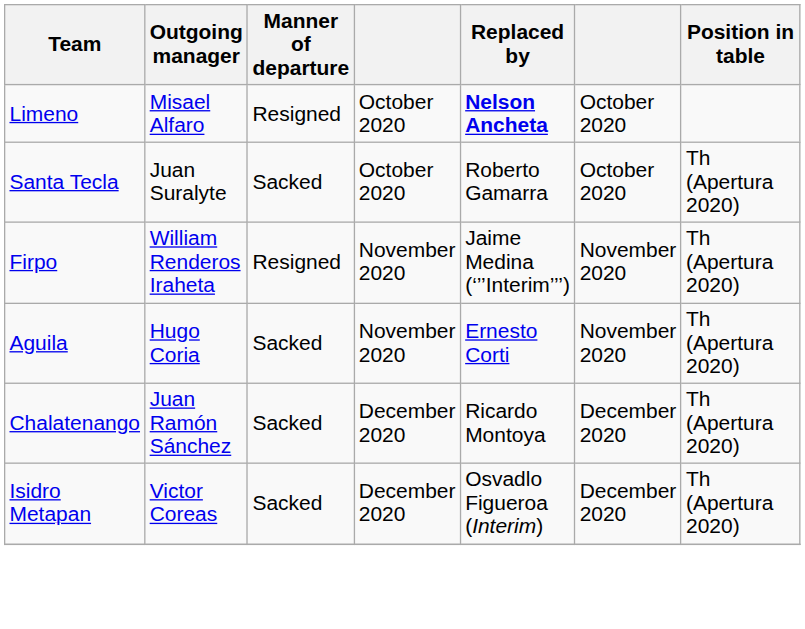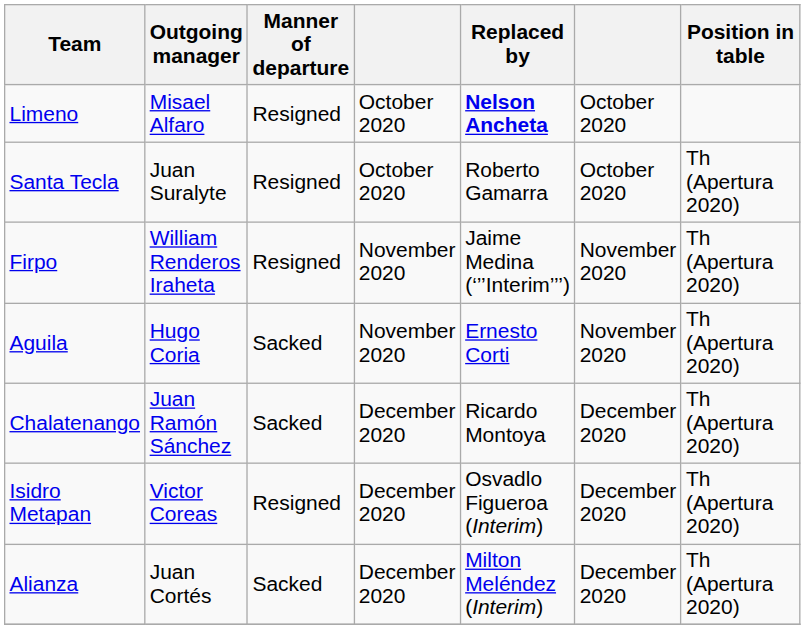(287, 181) Sacked -> (297, 181) Resigned
(287, 503) Sacked -> (297, 503) Resigned
+ row: (44, 583)
